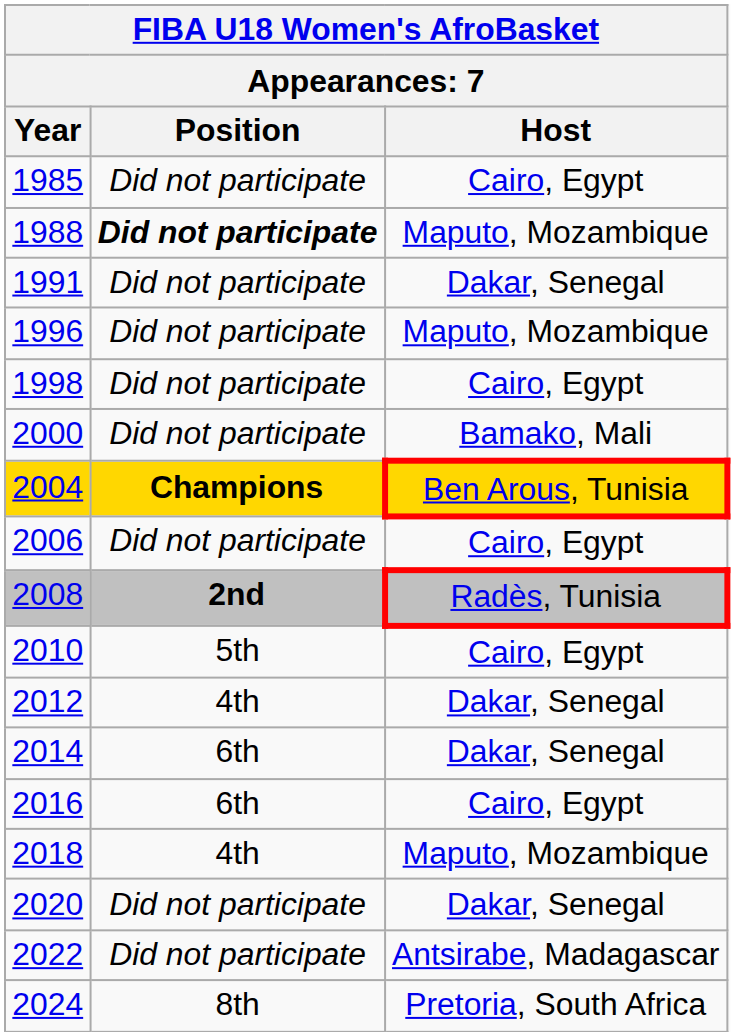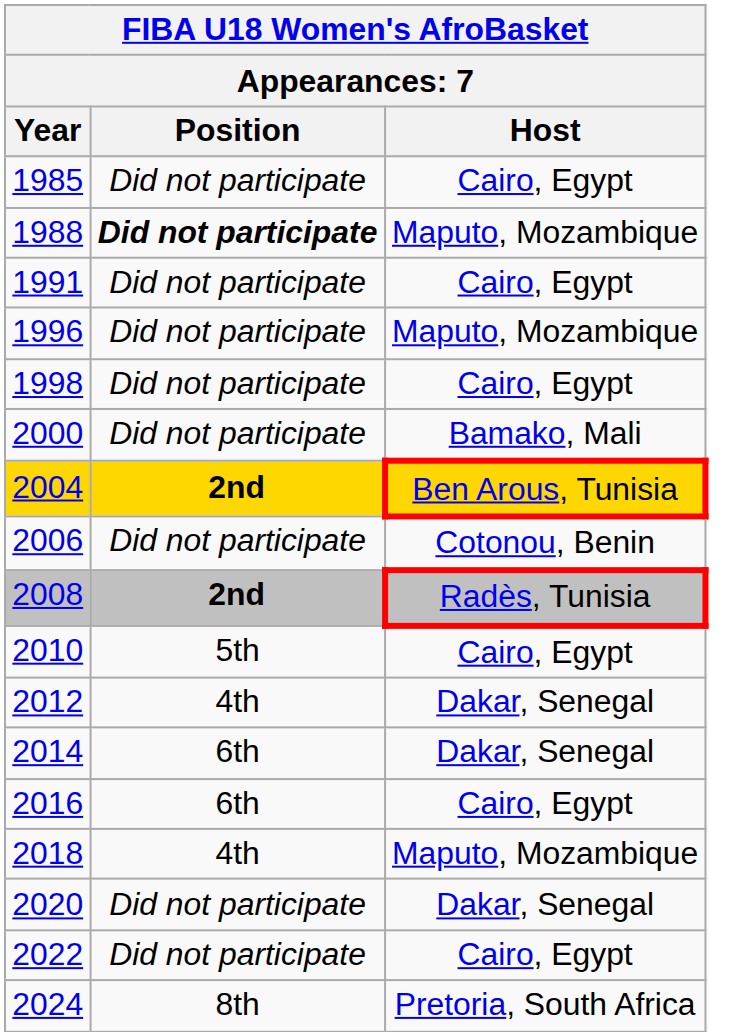(556, 282) Dakar, Senegal -> (545, 282) Cairo, Egypt
(237, 486) Champions -> (237, 486) 2nd
(556, 542) Cairo, Egypt -> (545, 542) Cotonou, Benin
(556, 954) Antsirabe, Madagascar -> (545, 954) Cairo, Egypt
